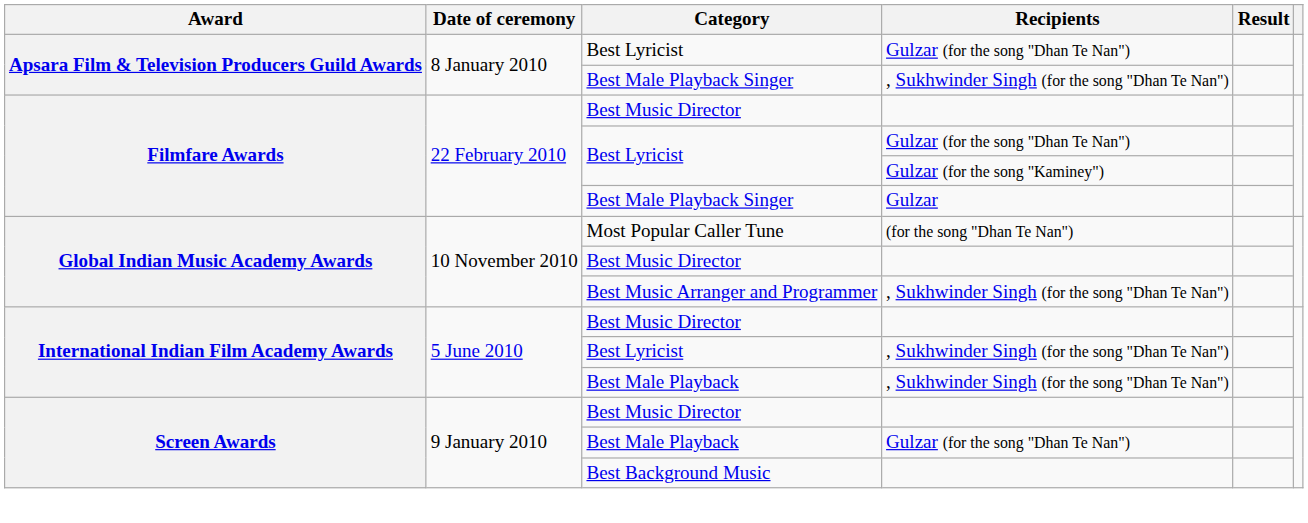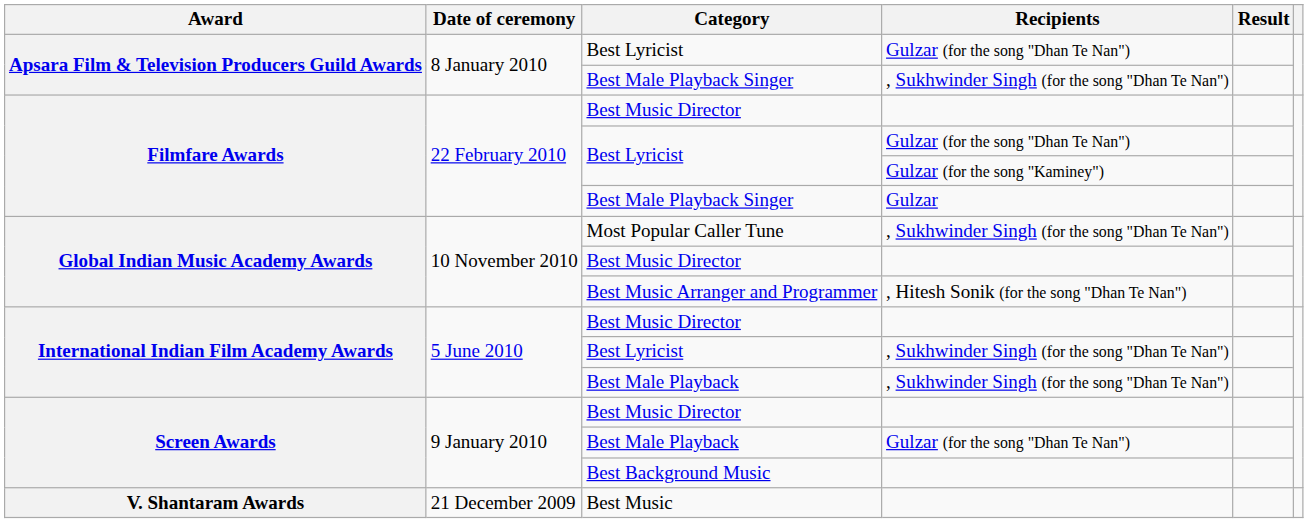(980, 232) (for the song "Dhan Te Nan") -> (1057, 230) , Sukhwinder Singh (for the song "Dhan Te Nan")
(1057, 291) , Sukhwinder Singh (for the song "Dhan Te Nan") -> (1036, 291) , Hitesh Sonik (for the song "Dhan Te Nan")
+ row: (215, 502)
